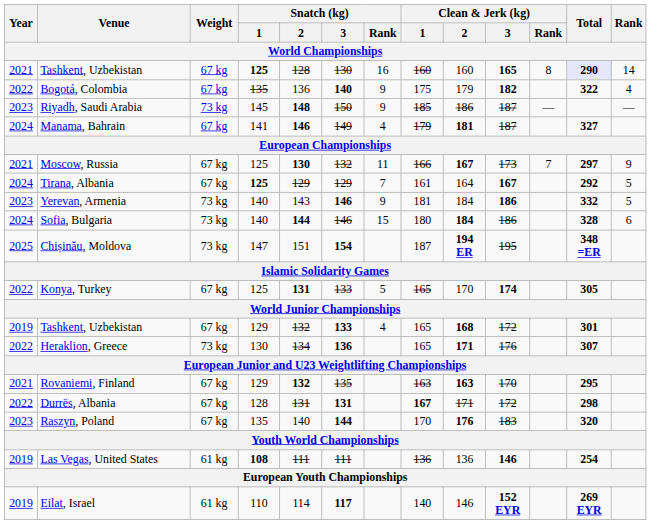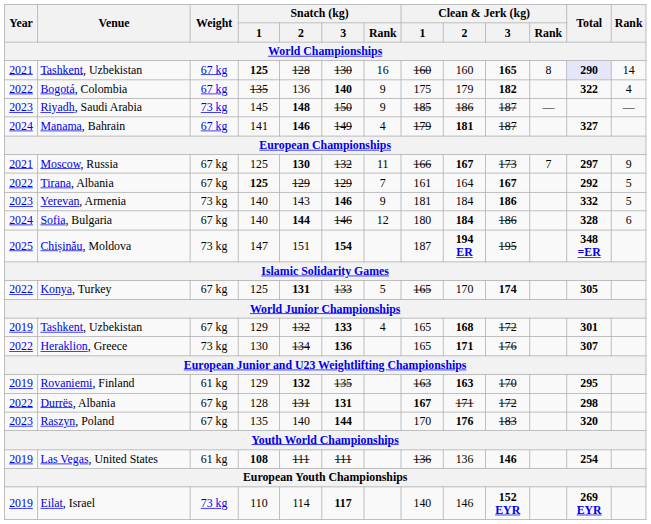(21, 182) 2024 -> (21, 182) 2022
(214, 220) 73 kg -> (214, 220) 67 kg
(383, 220) 15 -> (383, 220) 12
(21, 383) 2021 -> (21, 383) 2019
(214, 383) 67 kg -> (214, 383) 61 kg
(214, 503) 61 kg -> (214, 503) 73 kg
